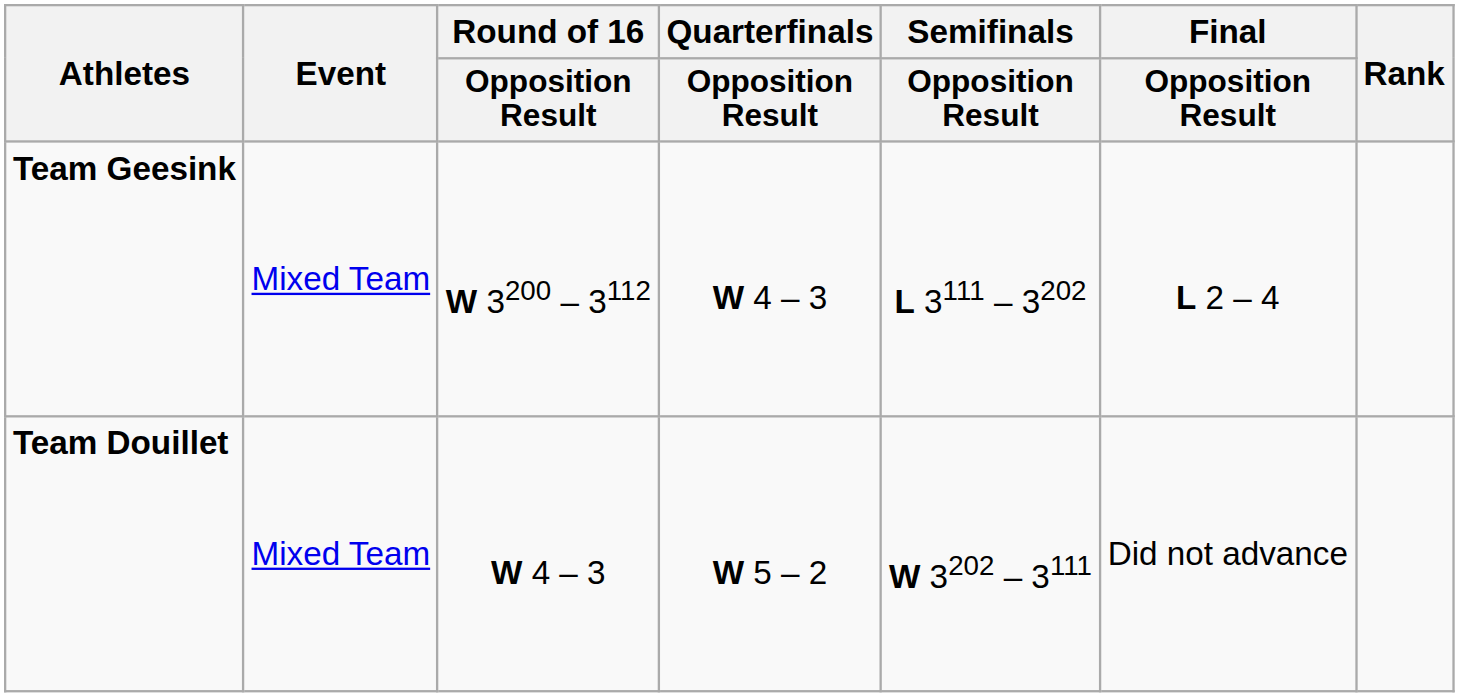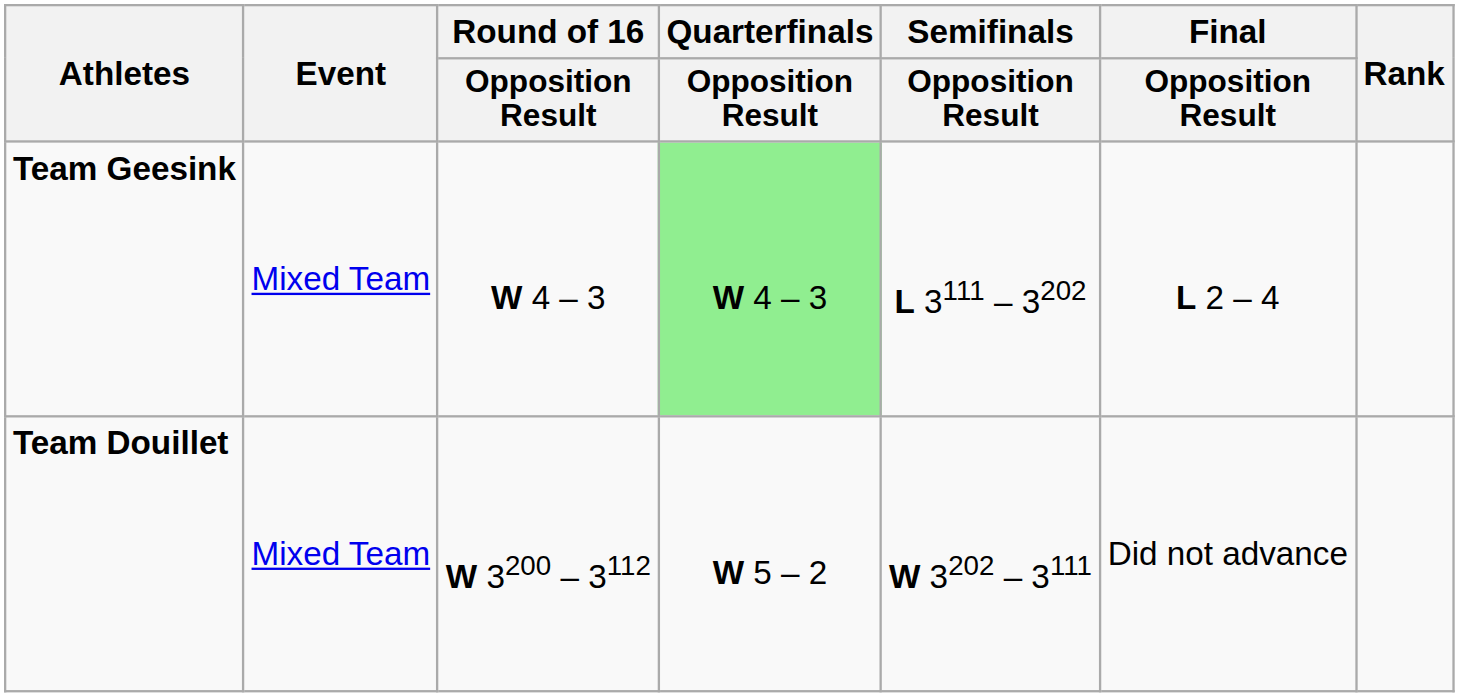(548, 298) W 3200 – 3112 -> (548, 298) W 4 – 3
(770, 298) no background -> (770, 298) lightgreen background
(548, 572) W 4 – 3 -> (548, 572) W 3200 – 3112
